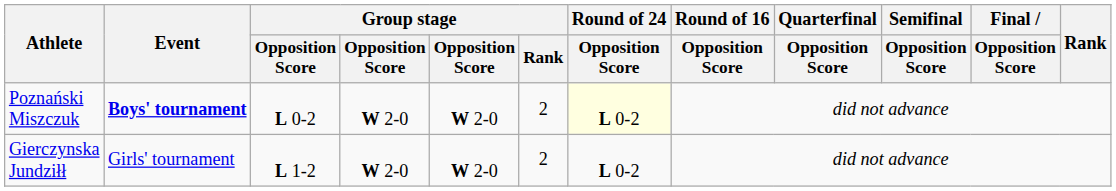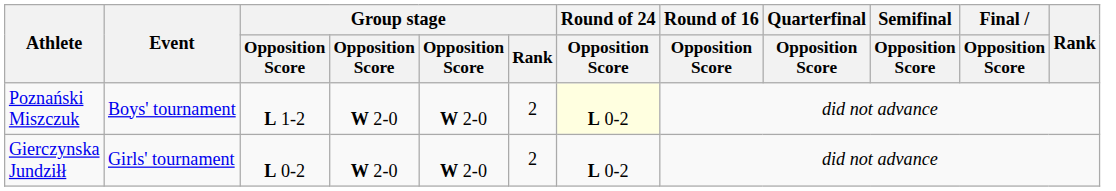(177, 108) bold -> (172, 108) normal
(296, 119) L 0-2 -> (285, 119) L 1-2
(296, 171) L 1-2 -> (285, 171) L 0-2
